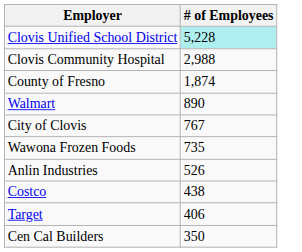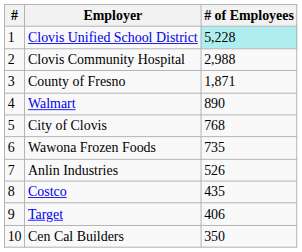+ column: (15, 15)
(199, 81) 1,874 -> (220, 81) 1,871
(194, 125) 767 -> (215, 125) 768
(194, 192) 438 -> (215, 192) 435
